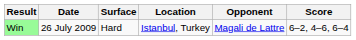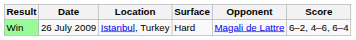columns swapped: (175, 12) <-> (119, 12)
